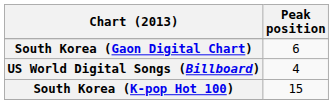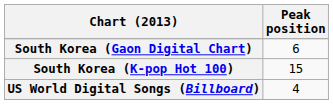rows swapped: (134, 89) <-> (134, 69)
